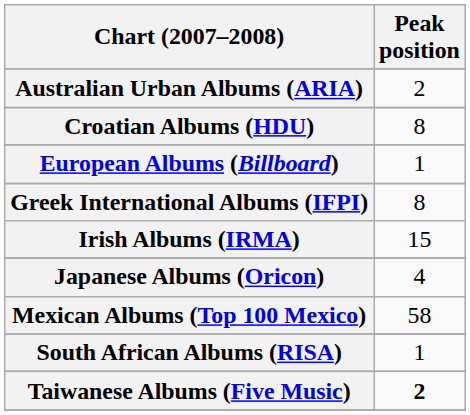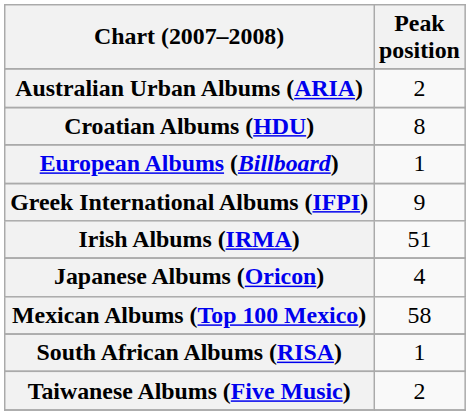(419, 201) 8 -> (419, 201) 9
(419, 239) 15 -> (419, 239) 51
(419, 390) bold -> (419, 390) normal
